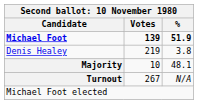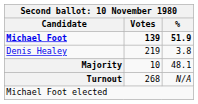(152, 79) 267 -> (152, 79) 268
